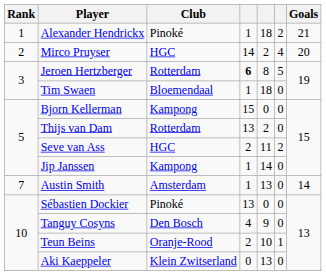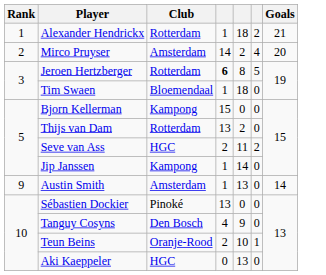(167, 33) Pinoké -> (175, 33) Rotterdam
(163, 52) HGC -> (178, 52) Amsterdam
(21, 185) 7 -> (21, 185) 9
(193, 261) Klein Zwitserland -> (163, 261) HGC
